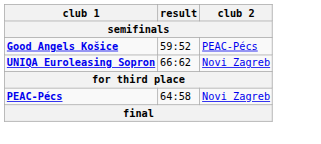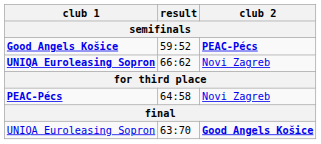(230, 46) normal -> (230, 46) bold
+ row: (176, 130)
